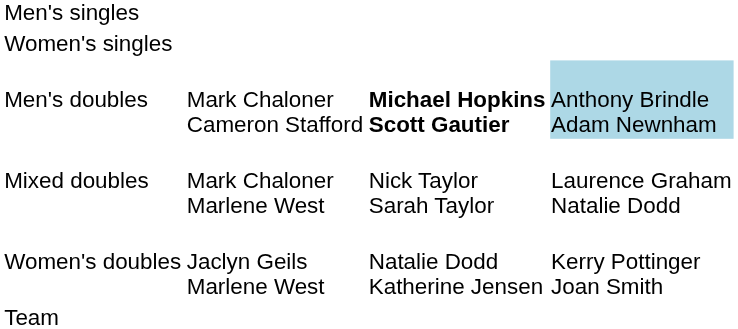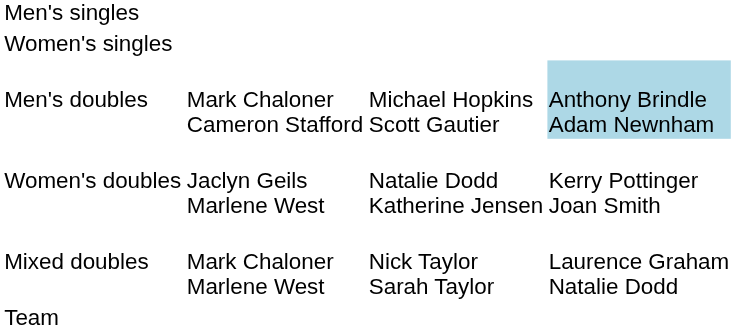(457, 112) bold -> (451, 112) normal
rows swapped: (93, 261) <-> (76, 180)
